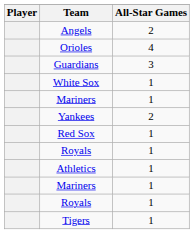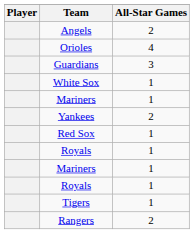- row: (76, 168)
+ row: (76, 220)
